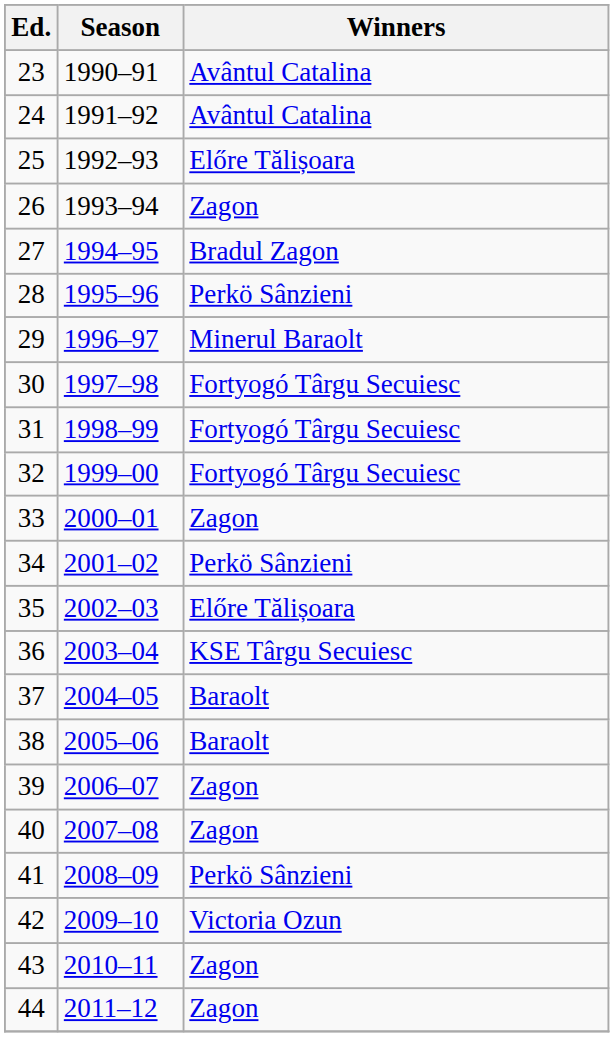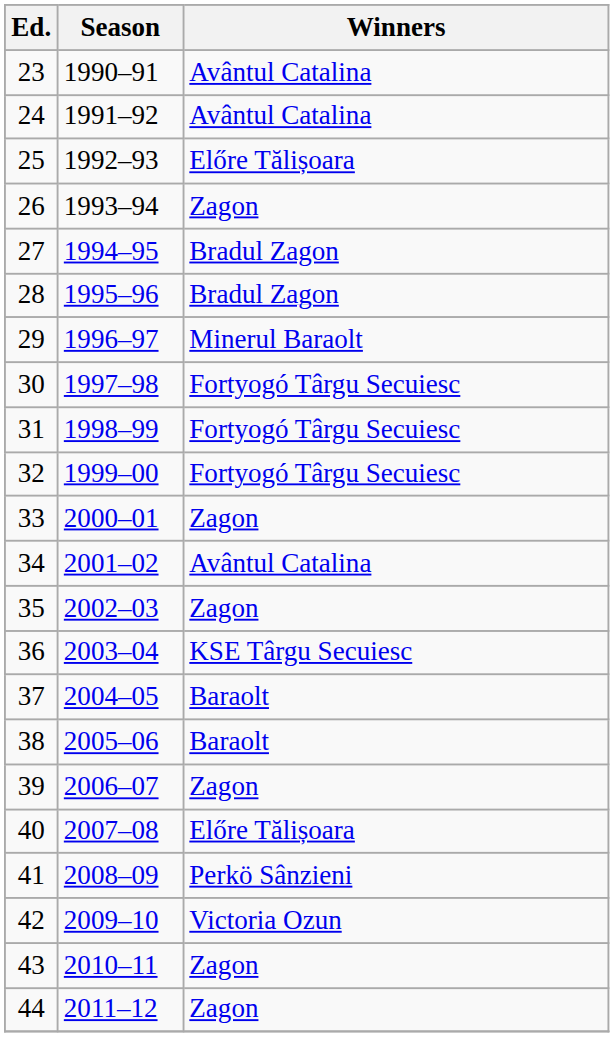(271, 295) Perkö Sânzieni -> (264, 295) Bradul Zagon
(271, 563) Perkö Sânzieni -> (280, 563) Avântul Catalina
(272, 607) Előre Tălișoara -> (224, 607) Zagon
(224, 830) Zagon -> (272, 830) Előre Tălișoara
